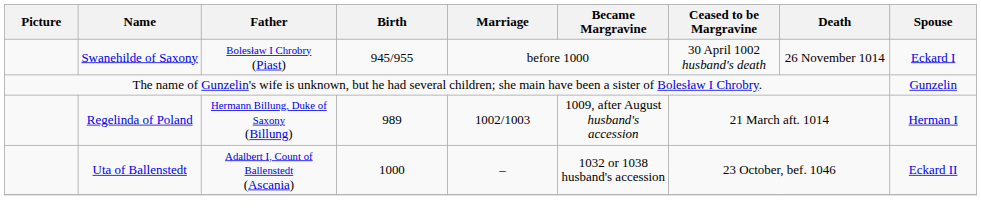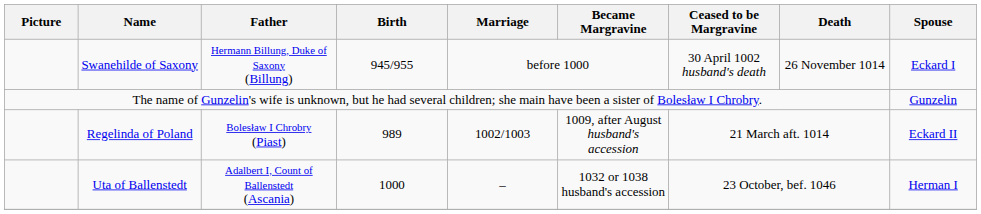(269, 58) Bolesław I Chrobry (Piast) -> (269, 65) Hermann Billung, Duke of Saxony (Billung)
(269, 120) Hermann Billung, Duke of Saxony (Billung) -> (269, 135) Bolesław I Chrobry (Piast)
(933, 120) Herman I -> (933, 134) Eckard II
(933, 169) Eckard II -> (933, 184) Herman I
